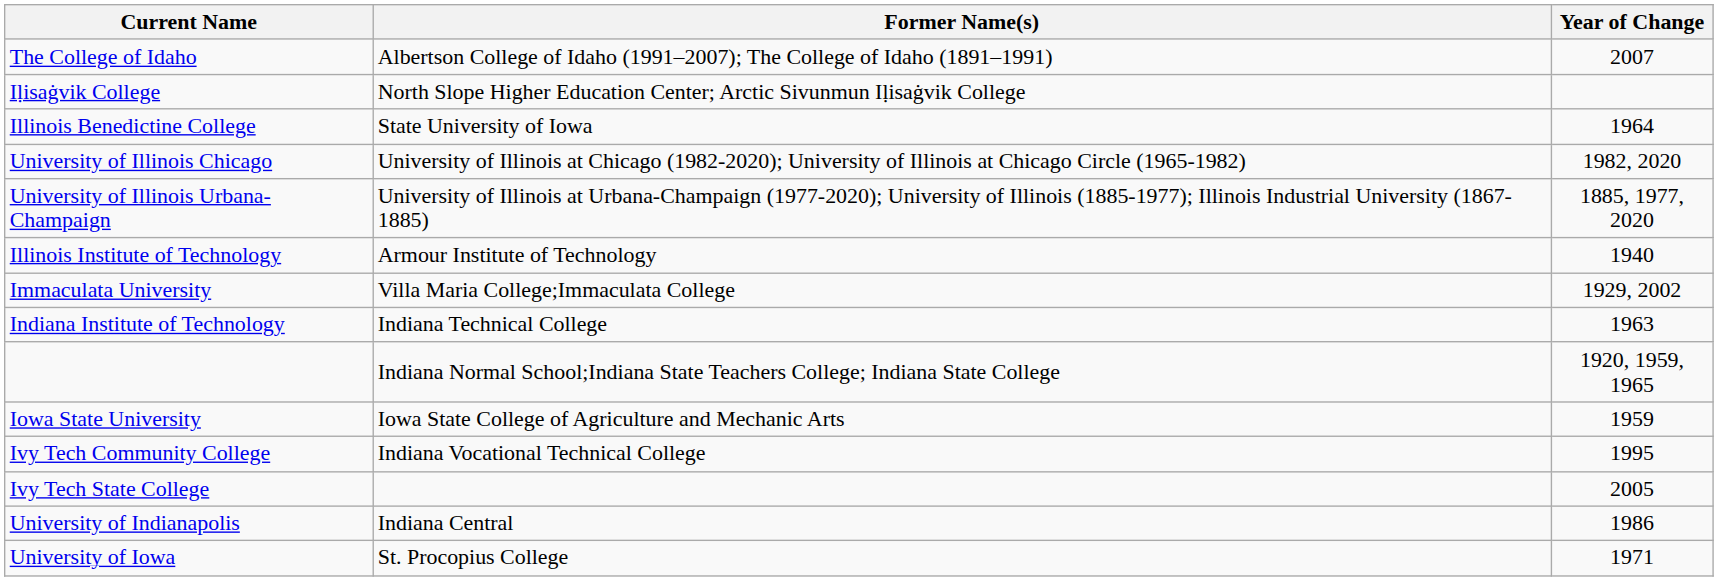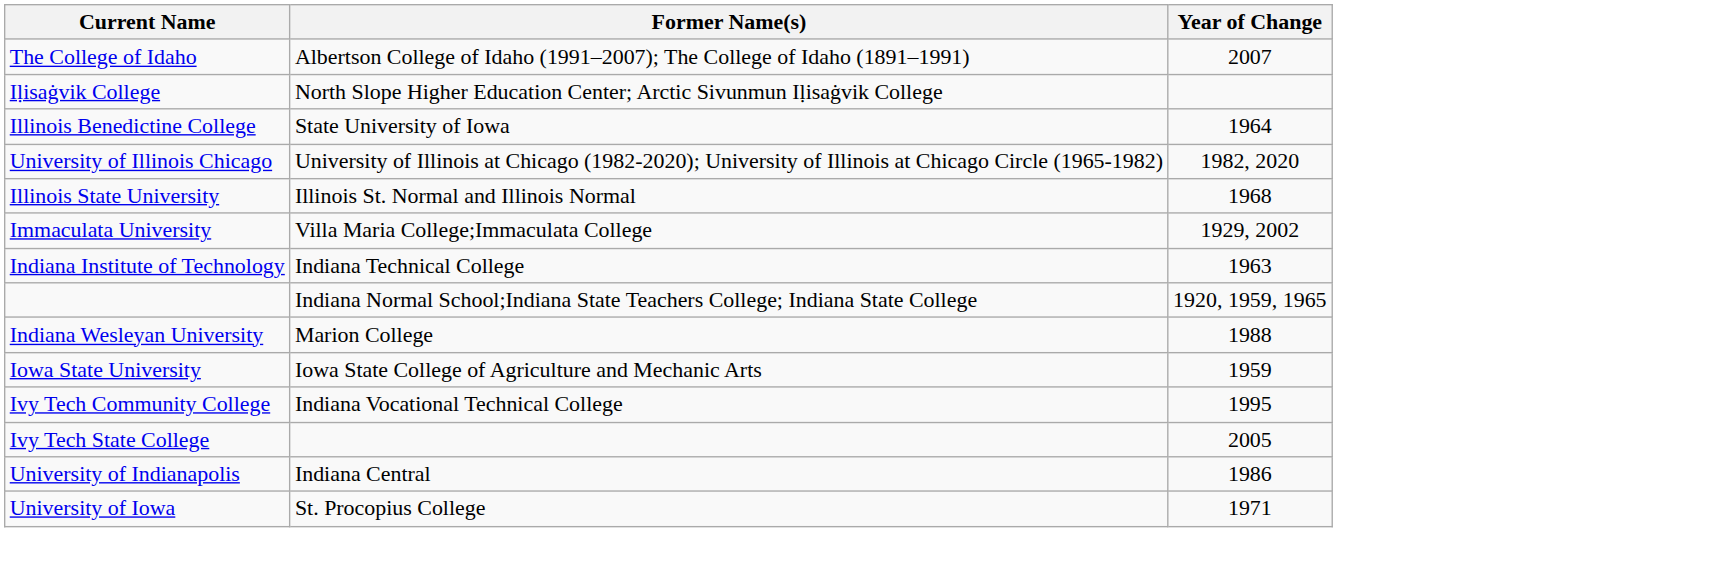- row: (140, 208)
- row: (145, 255)
+ row: (114, 195)
+ row: (136, 334)
